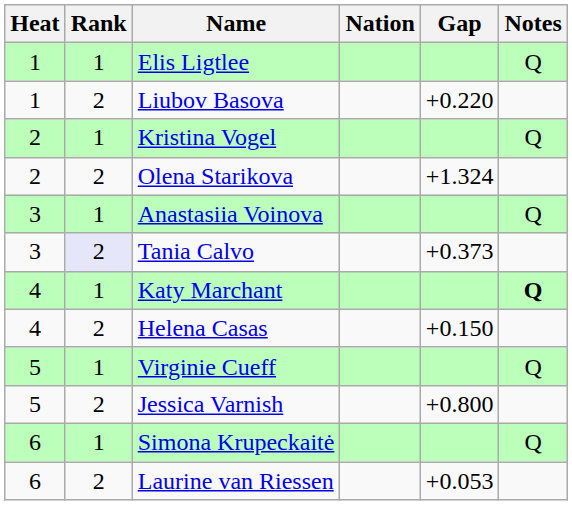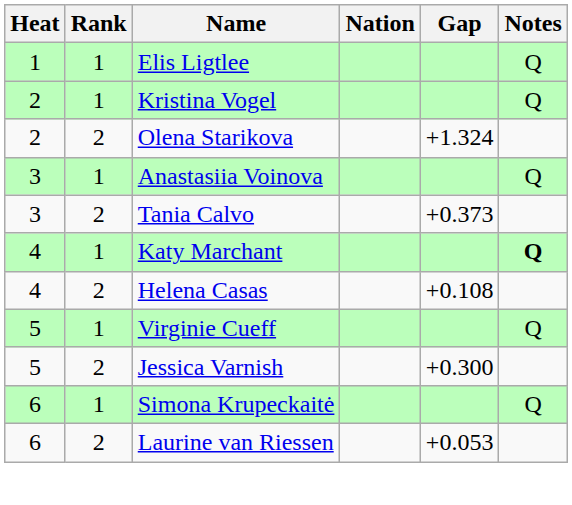- row: (211, 99)
(99, 251) lavender background -> (99, 213) no background
(460, 328) +0.150 -> (460, 289) +0.108
(460, 404) +0.800 -> (460, 366) +0.300
